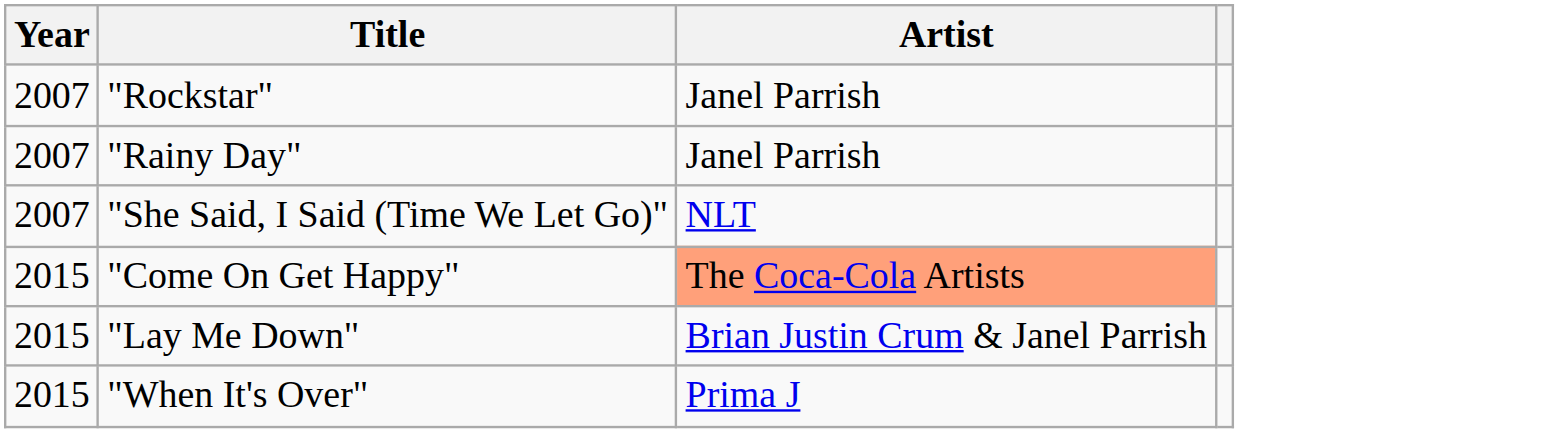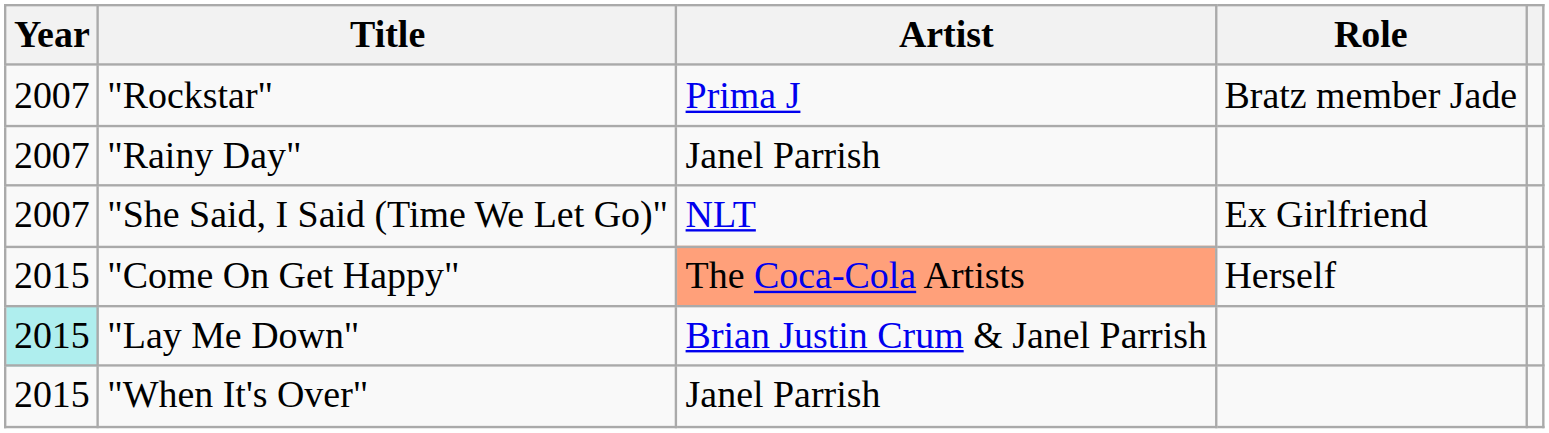+ column: (1371, 34)
(783, 94) Janel Parrish -> (743, 94) Prima J
(52, 335) no background -> (52, 335) paleturquoise background
(743, 395) Prima J -> (783, 395) Janel Parrish
